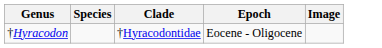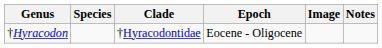+ column: (360, 14)
